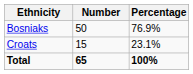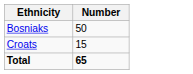- column: (159, 12)
